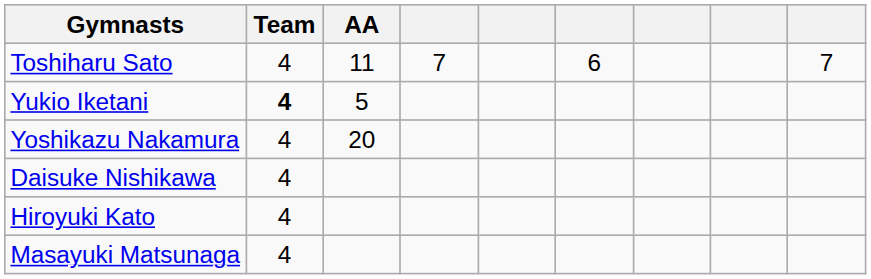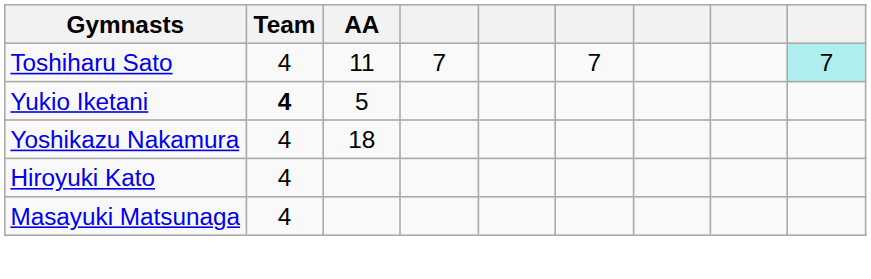(594, 63) 6 -> (594, 63) 7
(826, 63) no background -> (826, 63) paleturquoise background
(362, 140) 20 -> (362, 140) 18
- row: (113, 178)
